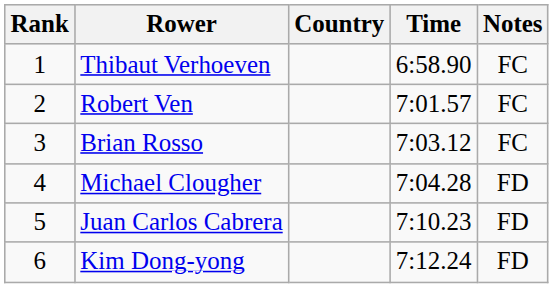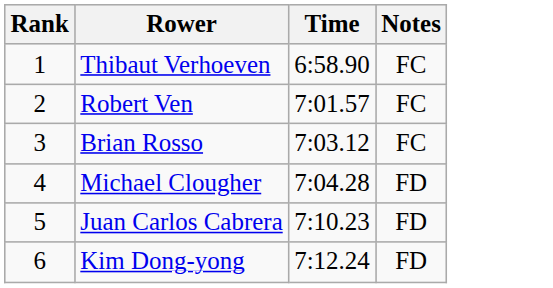- column: (339, 24)
